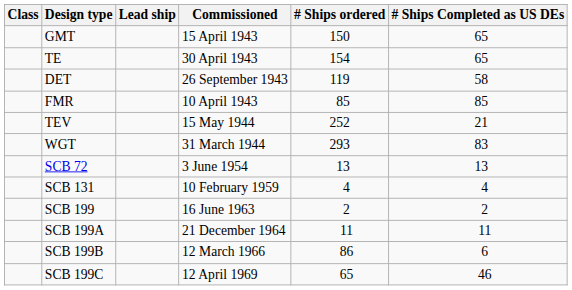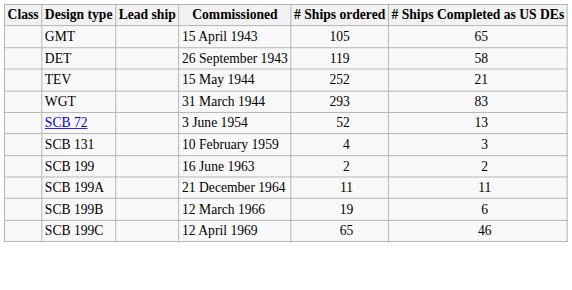(340, 36) 150 -> (340, 36) 105
- row: (53, 58)
- row: (59, 101)
(340, 166) 13 -> (340, 123) 52
(478, 187) 4 -> (478, 144) 3
(340, 252) 86 -> (340, 209) 19
